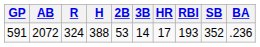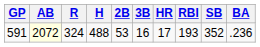(45, 32) no background -> (45, 32) lightyellow background
(99, 32) 388 -> (99, 32) 488
(143, 32) 14 -> (143, 32) 16
